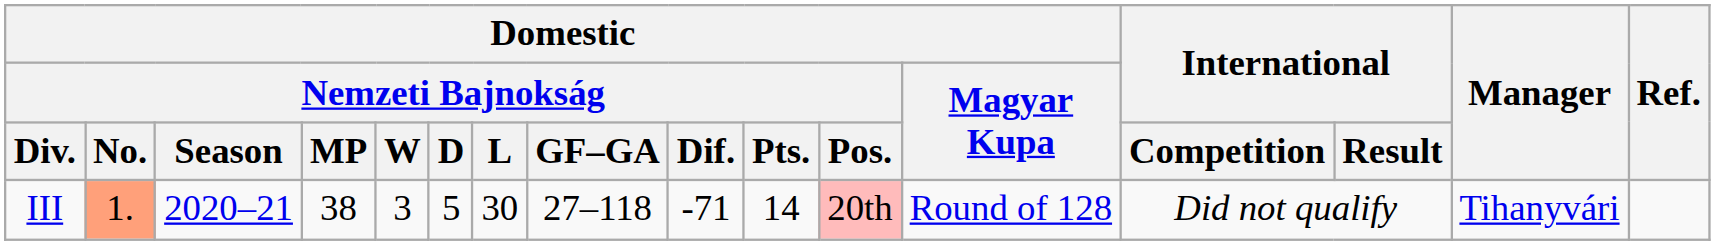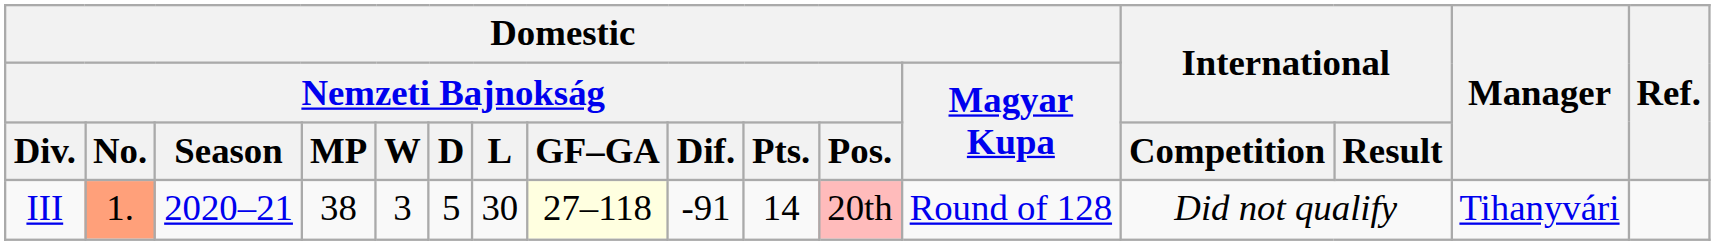(598, 208) no background -> (598, 208) lightyellow background
(706, 208) -71 -> (706, 208) -91
